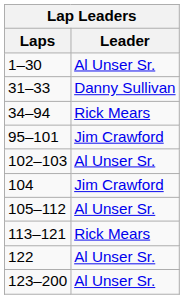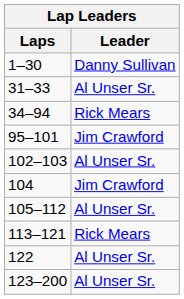(115, 64) Al Unser Sr. -> (125, 64) Danny Sullivan
(125, 88) Danny Sullivan -> (115, 88) Al Unser Sr.
